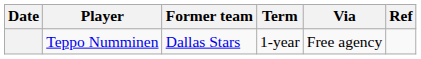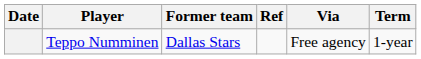columns swapped: (280, 16) <-> (401, 16)
